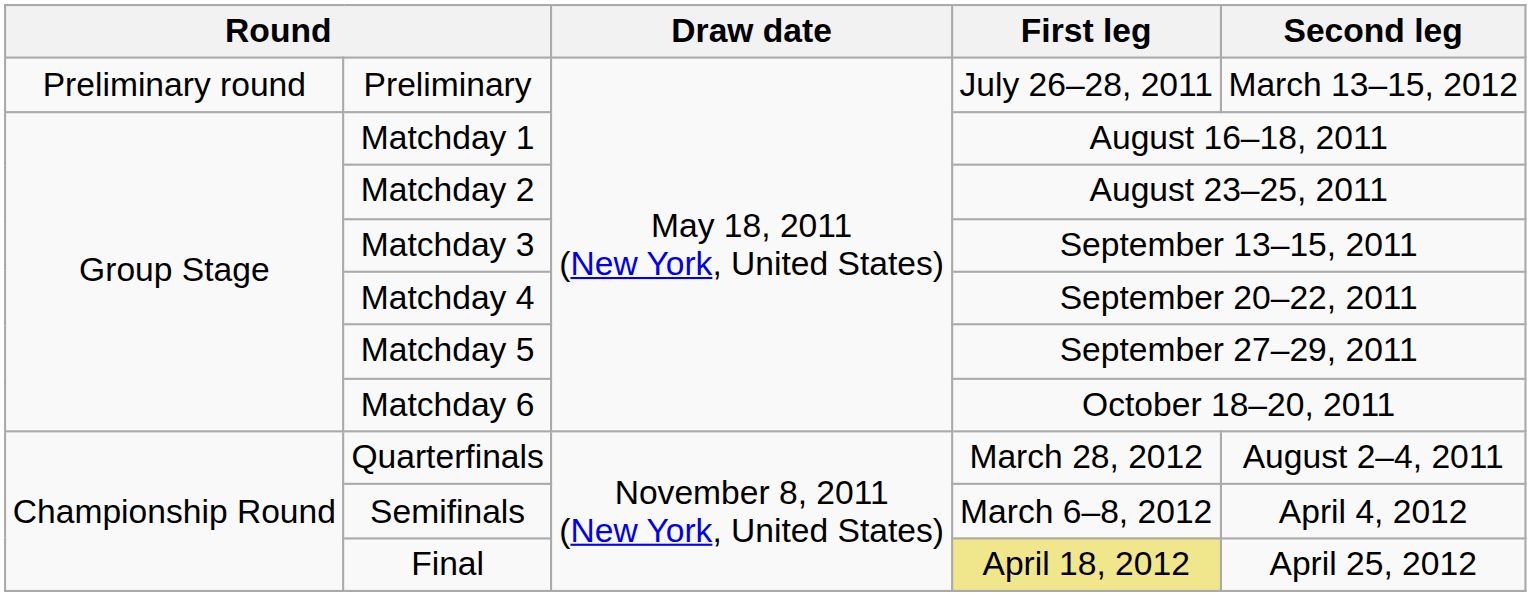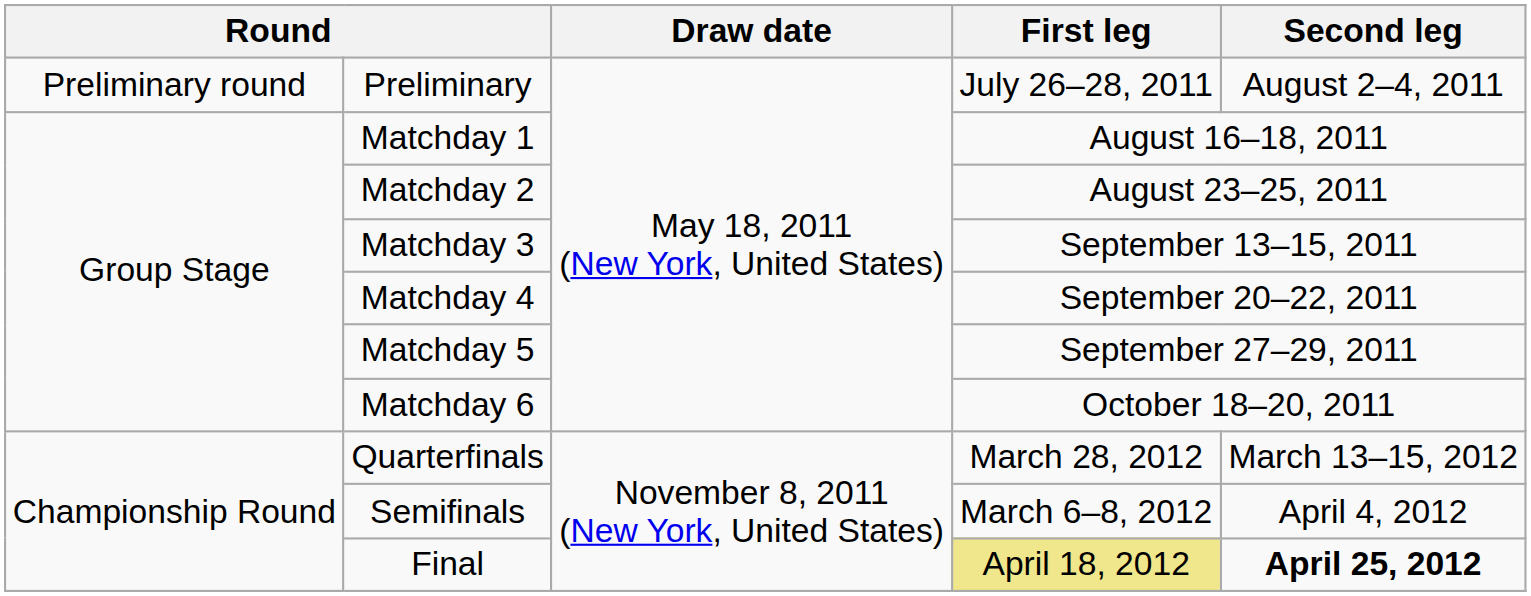(1373, 84) March 13–15, 2012 -> (1373, 84) August 2–4, 2011
(1373, 457) August 2–4, 2011 -> (1373, 457) March 13–15, 2012
(1373, 564) normal -> (1373, 564) bold
